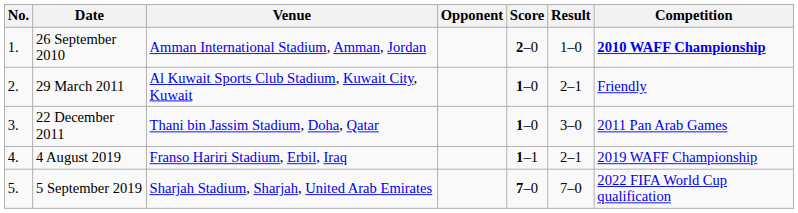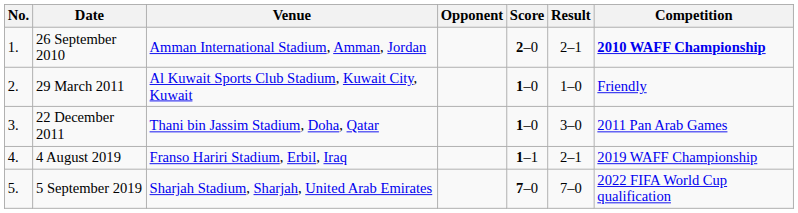(571, 47) 1–0 -> (571, 47) 2–1
(571, 86) 2–1 -> (571, 86) 1–0
